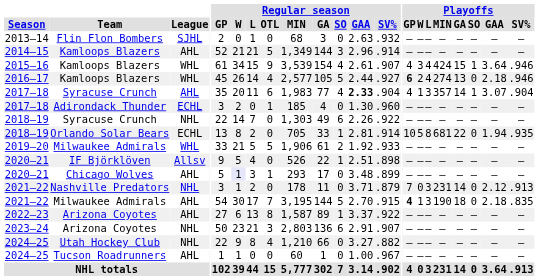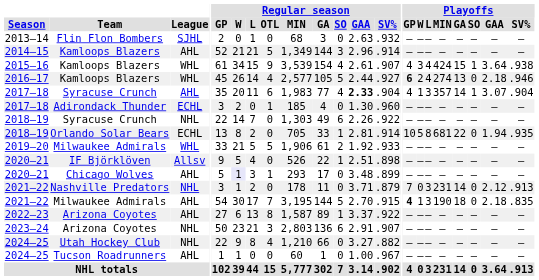(521, 65) .946 -> (521, 65) .938
